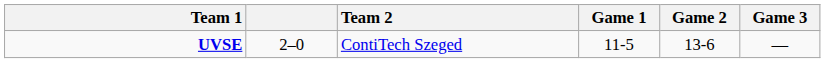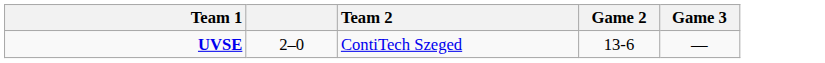- column: (619, 17)
